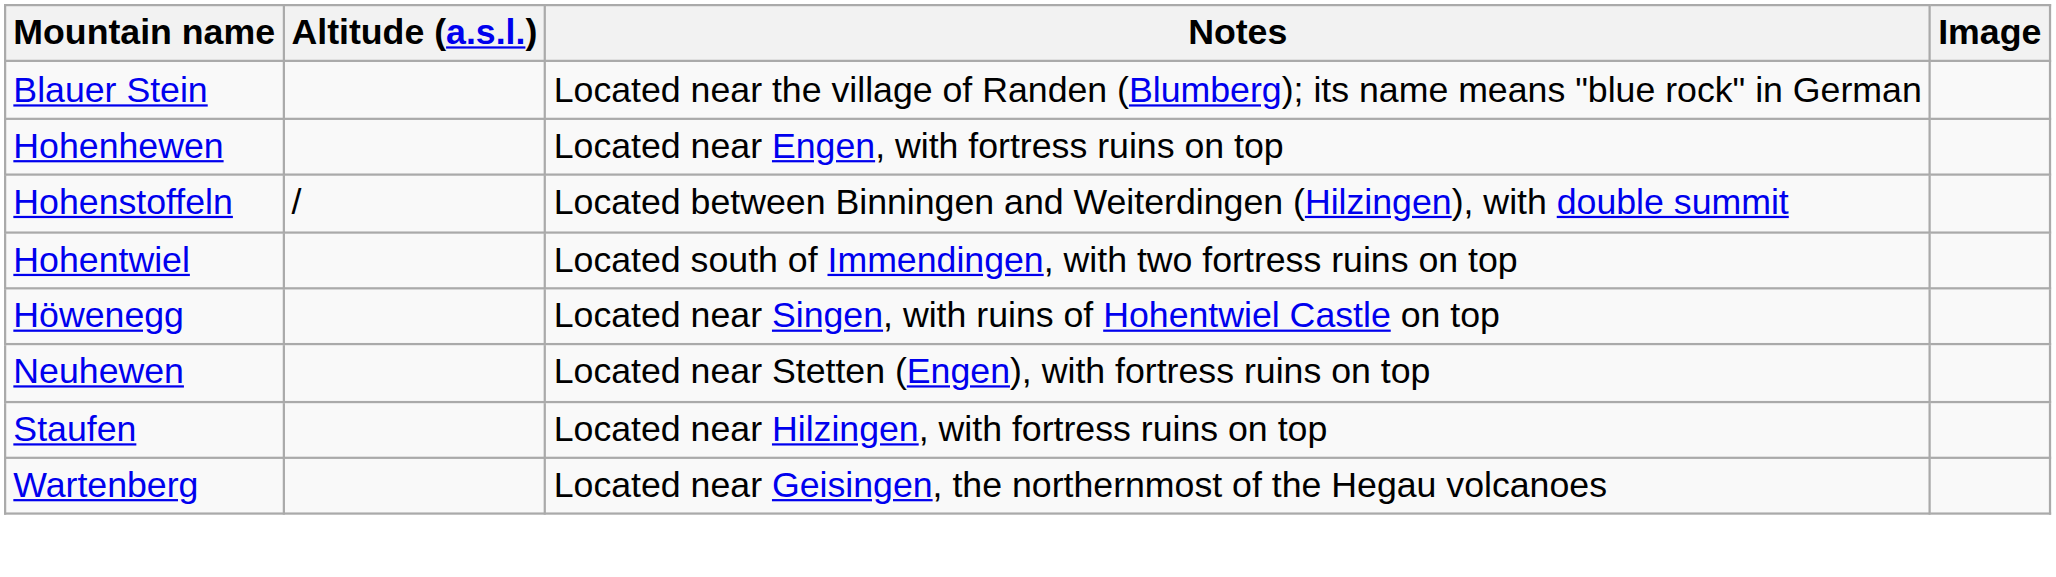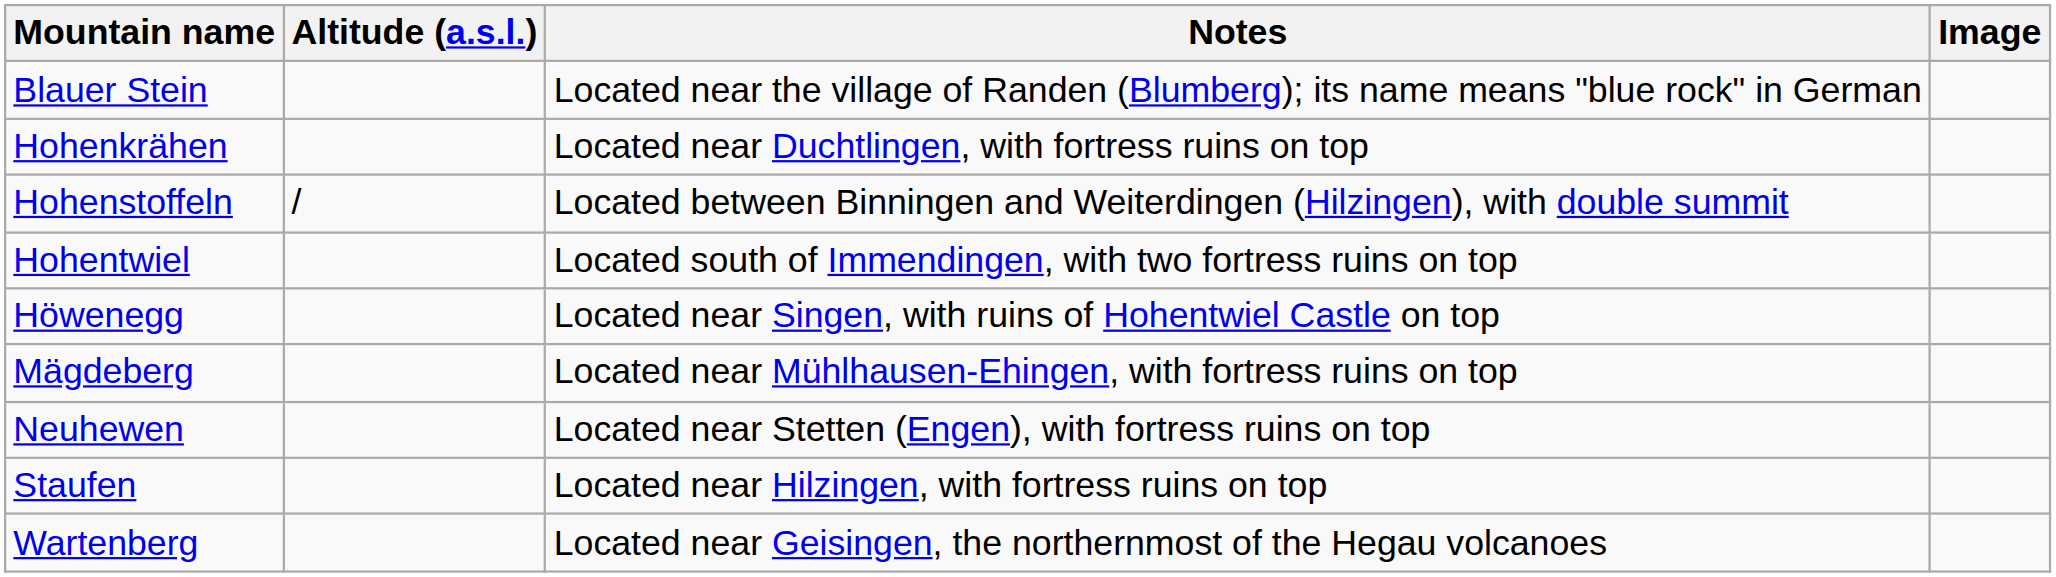- row: (118, 145)
+ row: (120, 145)
+ row: (104, 372)
